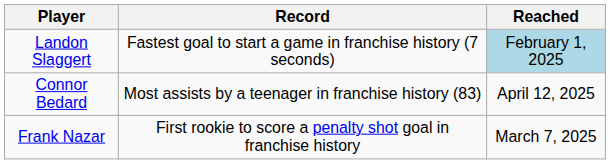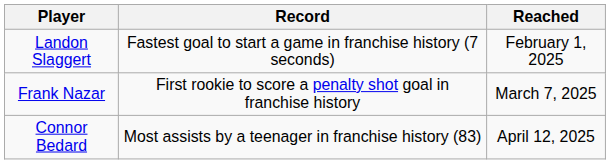(546, 51) lightblue background -> (546, 51) no background
rows swapped: (61, 136) <-> (62, 94)
